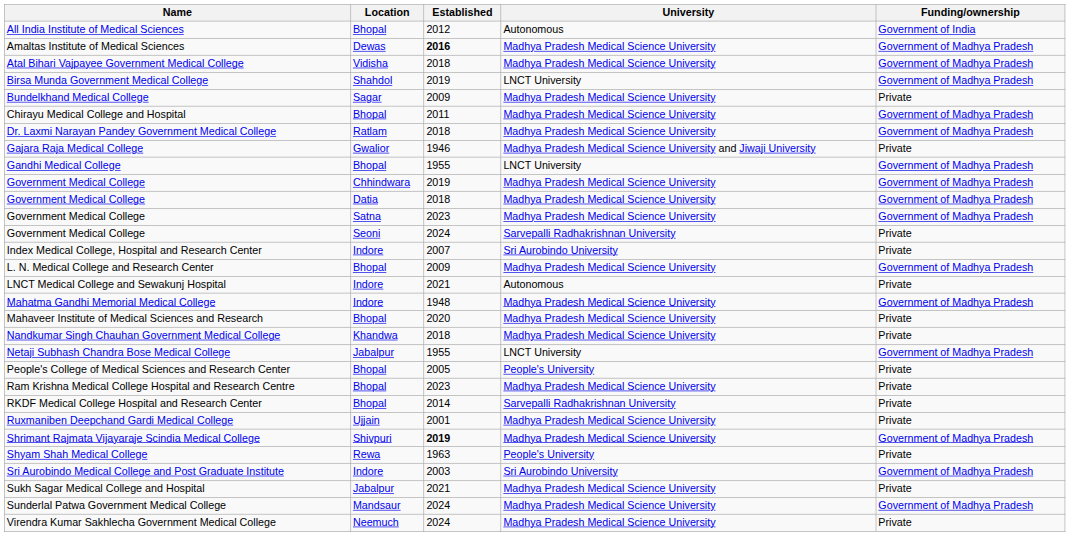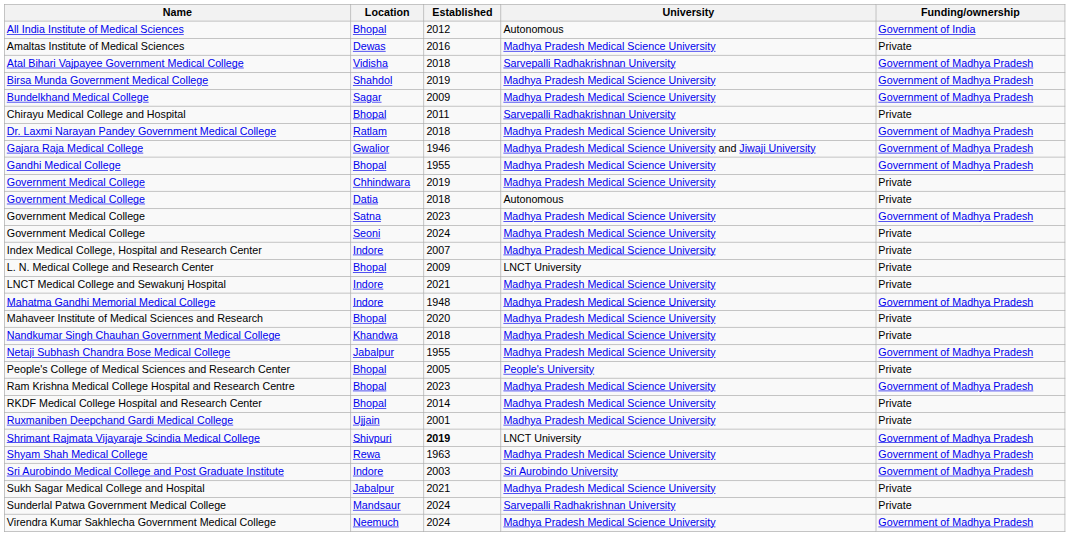(438, 47) bold -> (438, 47) normal
(956, 47) Government of Madhya Pradesh -> (895, 47) Private
(609, 64) Madhya Pradesh Medical Science University -> (589, 64) Sarvepalli Radhakrishnan University
(542, 81) LNCT University -> (609, 81) Madhya Pradesh Medical Science University
(895, 98) Private -> (956, 98) Government of Madhya Pradesh
(609, 115) Madhya Pradesh Medical Science University -> (589, 115) Sarvepalli Radhakrishnan University
(956, 115) Government of Madhya Pradesh -> (895, 115) Private
(895, 149) Private -> (956, 149) Government of Madhya Pradesh
(542, 166) LNCT University -> (609, 166) Madhya Pradesh Medical Science University
(956, 183) Government of Madhya Pradesh -> (895, 183) Private
(609, 200) Madhya Pradesh Medical Science University -> (533, 200) Autonomous
(956, 200) Government of Madhya Pradesh -> (895, 200) Private
(589, 234) Sarvepalli Radhakrishnan University -> (609, 234) Madhya Pradesh Medical Science University
(561, 251) Sri Aurobindo University -> (609, 251) Madhya Pradesh Medical Science University
(609, 268) Madhya Pradesh Medical Science University -> (542, 268) LNCT University
(956, 268) Government of Madhya Pradesh -> (895, 268) Private
(533, 285) Autonomous -> (609, 285) Madhya Pradesh Medical Science University
(542, 353) LNCT University -> (609, 353) Madhya Pradesh Medical Science University
(895, 387) Private -> (956, 387) Government of Madhya Pradesh
(589, 404) Sarvepalli Radhakrishnan University -> (609, 404) Madhya Pradesh Medical Science University
(609, 438) Madhya Pradesh Medical Science University -> (542, 438) LNCT University
(549, 455) People's University -> (609, 455) Madhya Pradesh Medical Science University
(895, 455) Private -> (956, 455) Government of Madhya Pradesh
(609, 506) Madhya Pradesh Medical Science University -> (589, 506) Sarvepalli Radhakrishnan University
(956, 506) Government of Madhya Pradesh -> (895, 506) Private
(895, 523) Private -> (956, 523) Government of Madhya Pradesh
